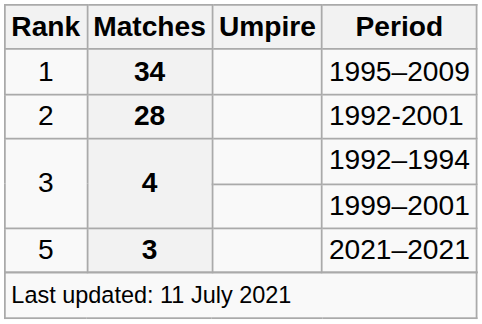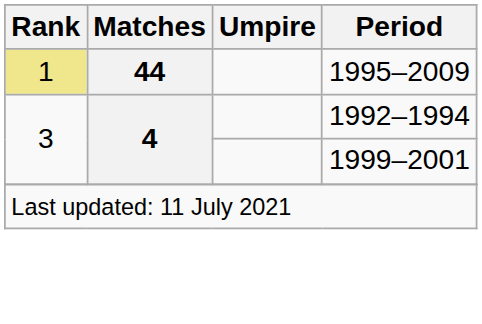(46, 71) no background -> (46, 71) khaki background
(150, 71) 34 -> (150, 71) 44
- row: (396, 116)
- row: (399, 250)
